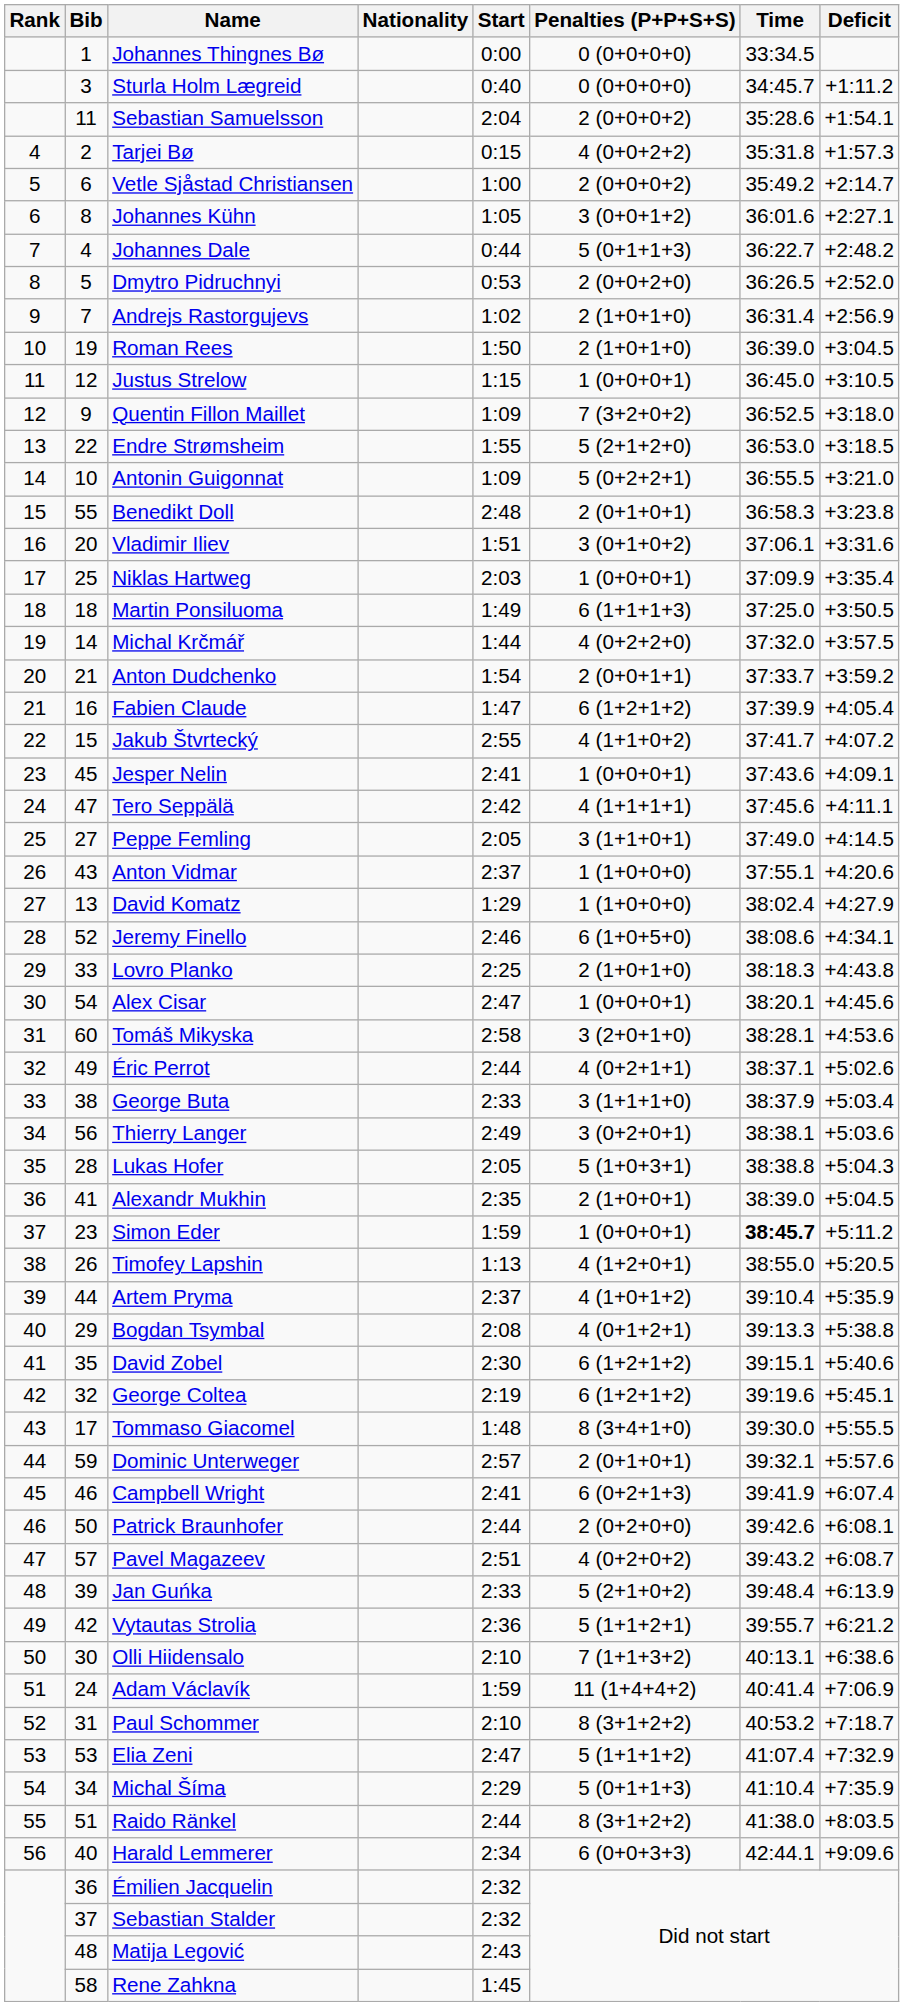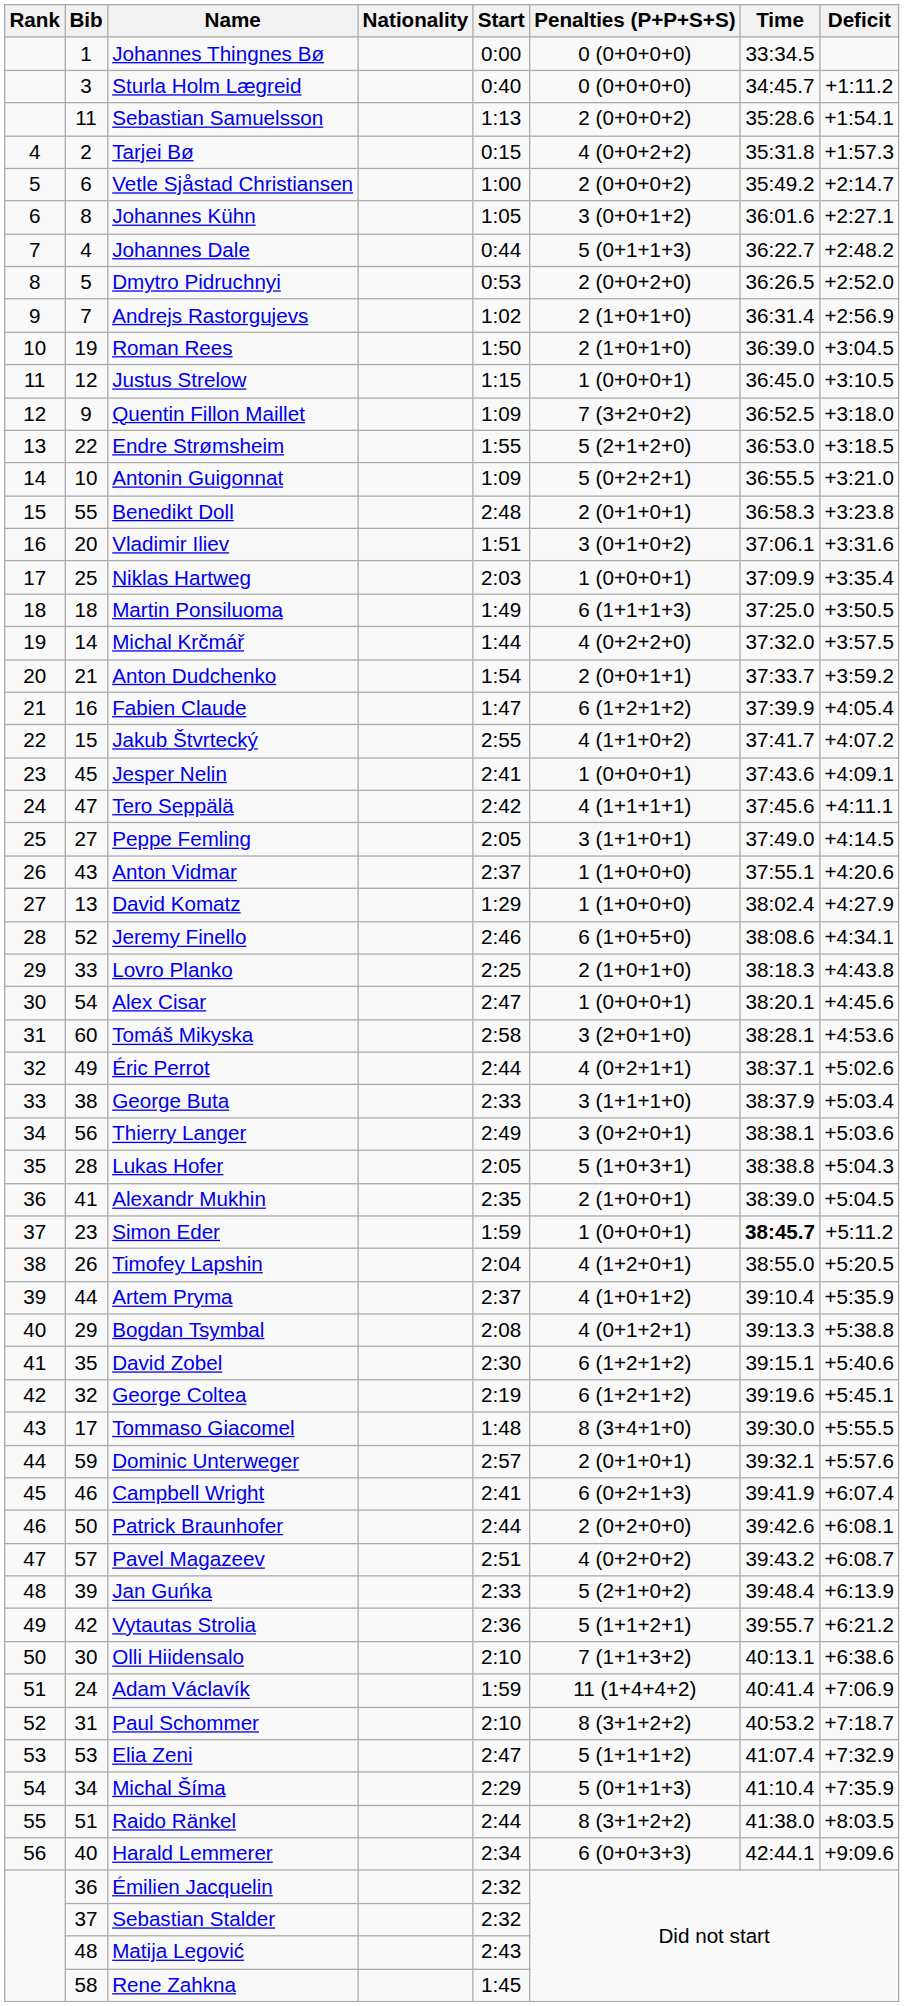(501, 119) 2:04 -> (501, 119) 1:13
(501, 1264) 1:13 -> (501, 1264) 2:04
